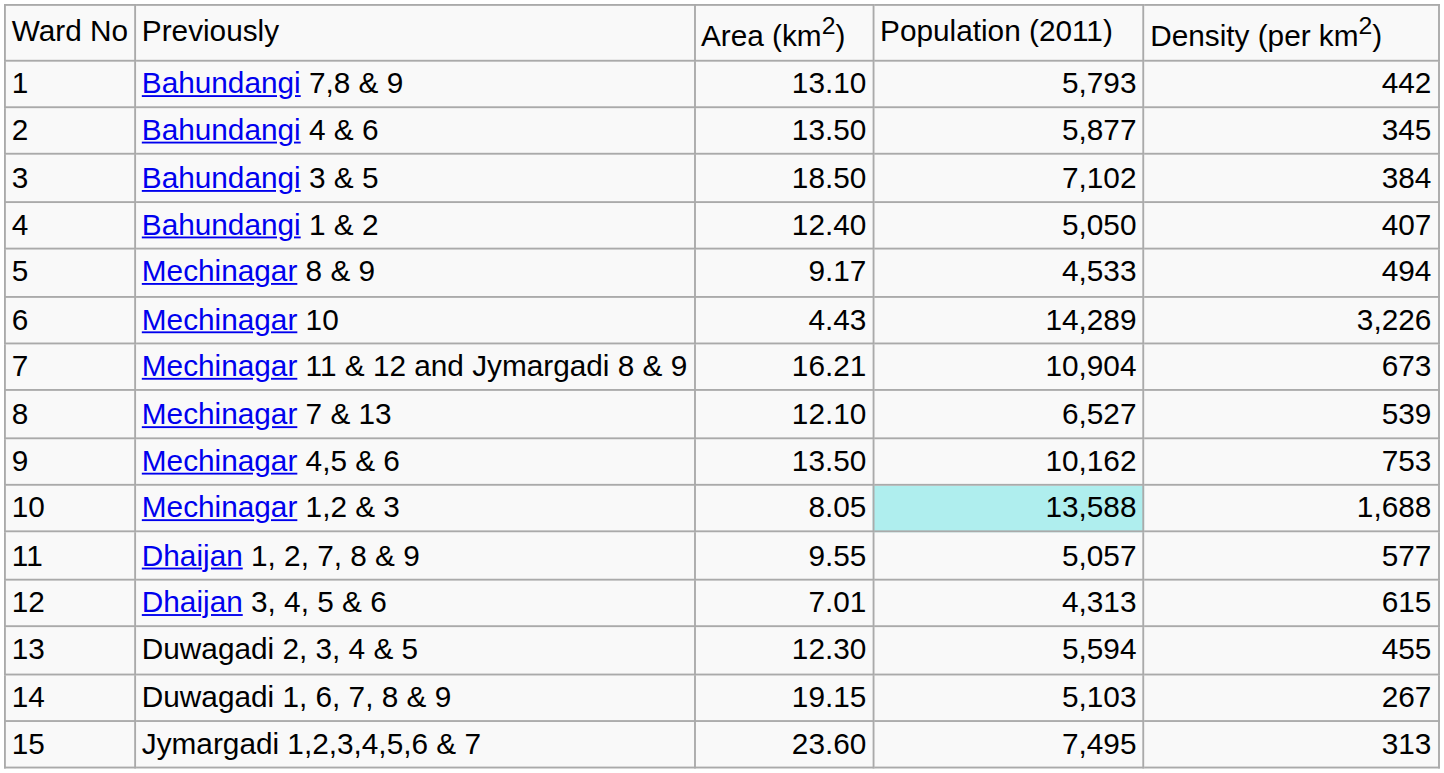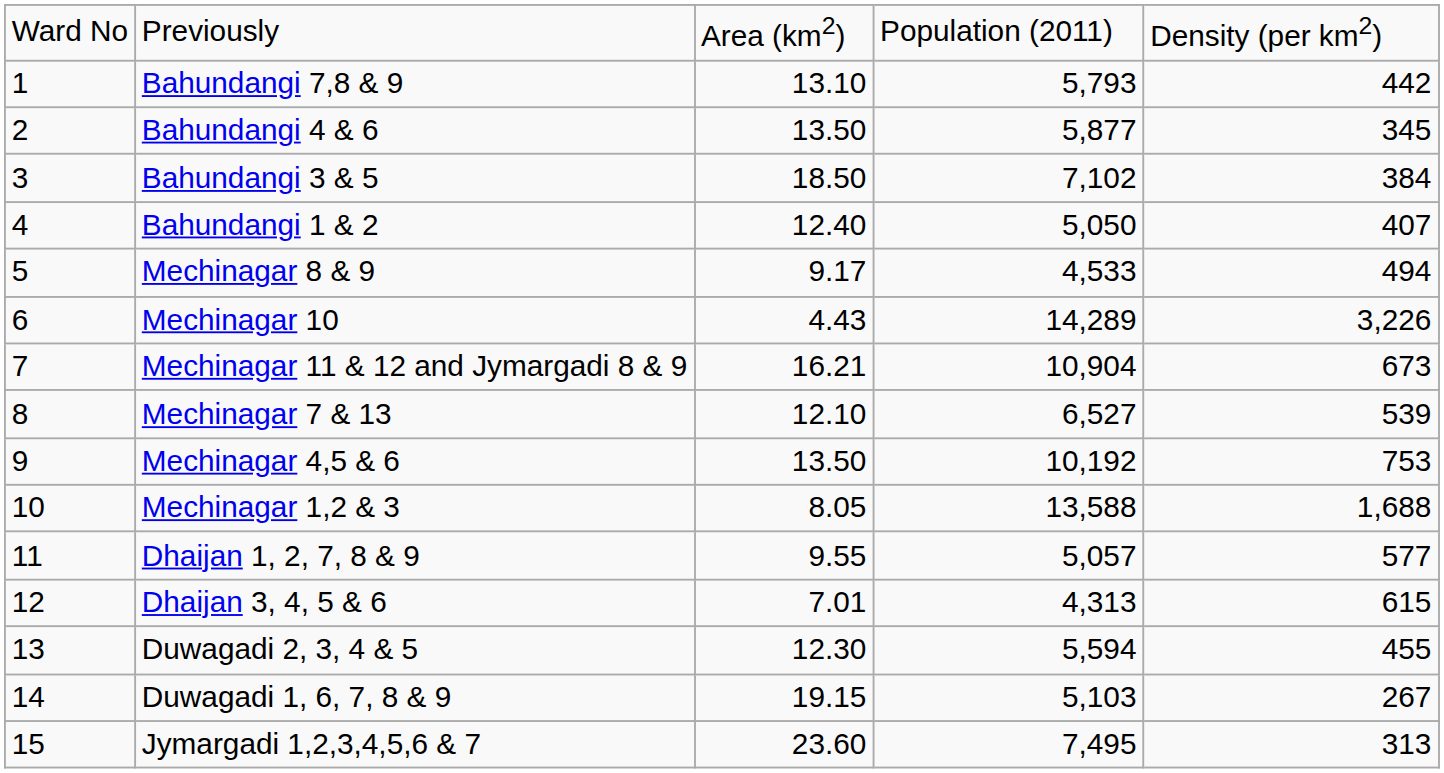(1008, 460) 10,162 -> (1008, 460) 10,192
(1008, 508) paleturquoise background -> (1008, 508) no background
